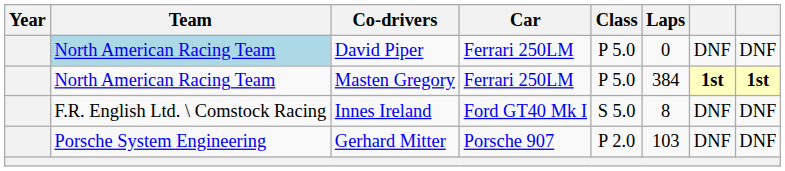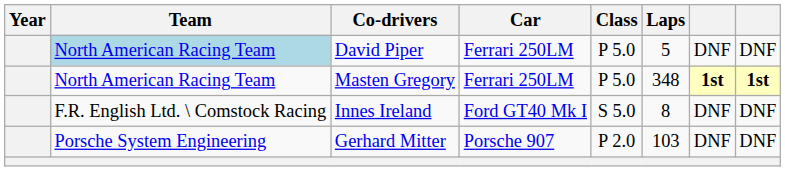(666, 50) 0 -> (666, 50) 5
(666, 80) 384 -> (666, 80) 348
